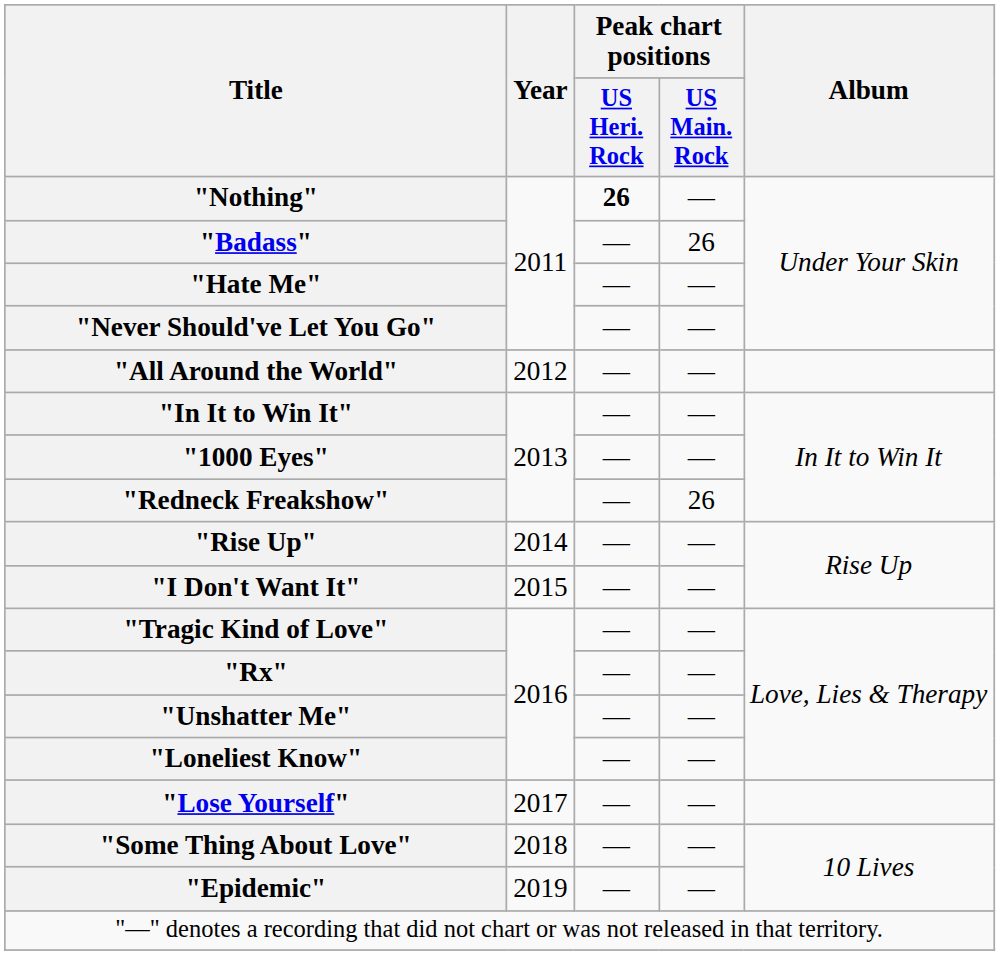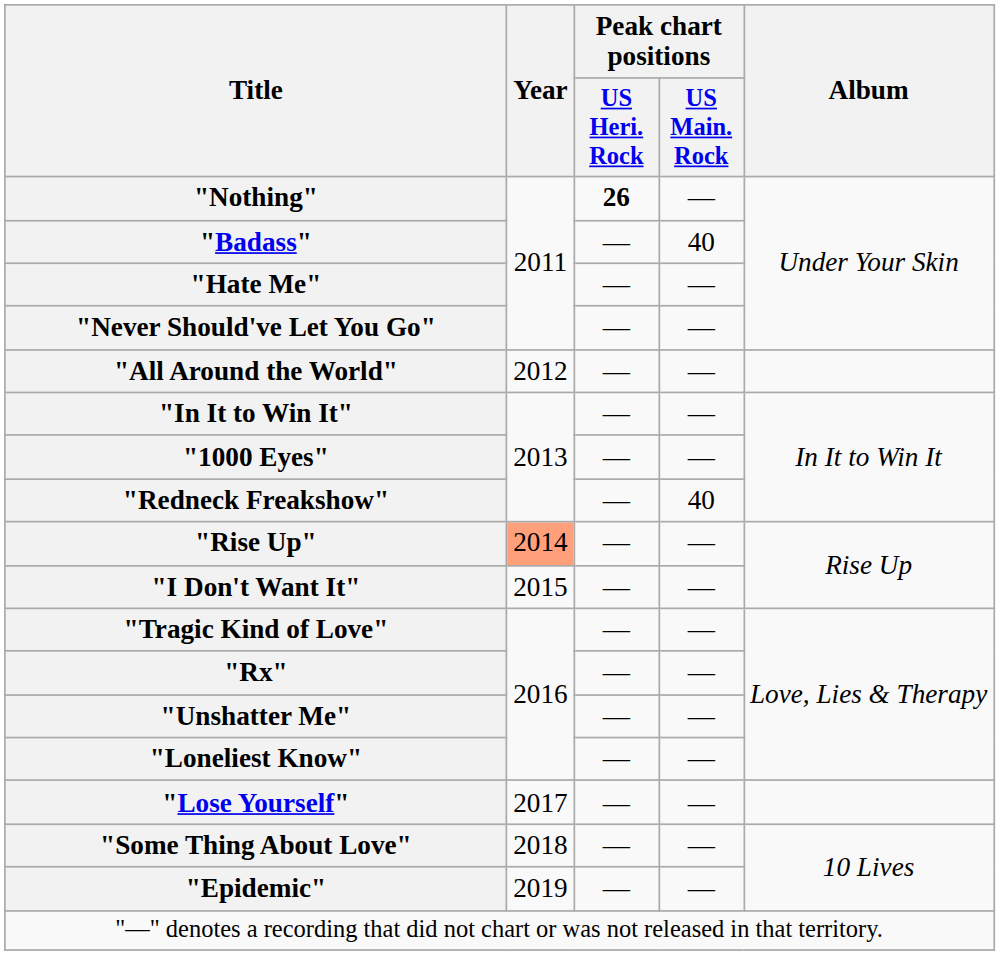(701, 241) 26 -> (701, 241) 40
(701, 499) 26 -> (701, 499) 40
(540, 543) no background -> (540, 543) lightsalmon background
